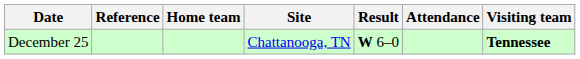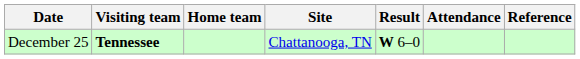columns swapped: (529, 17) <-> (128, 17)
